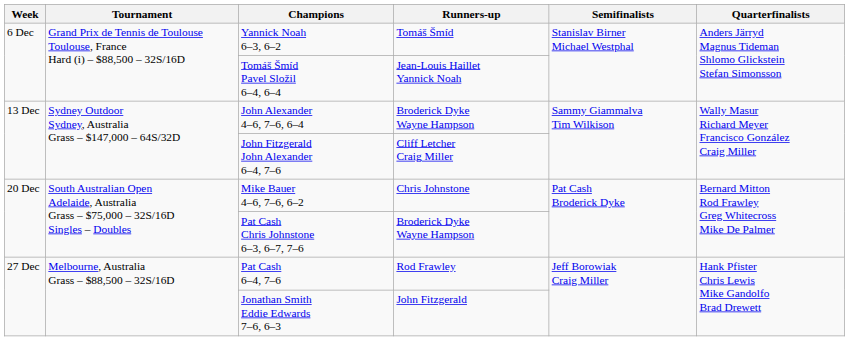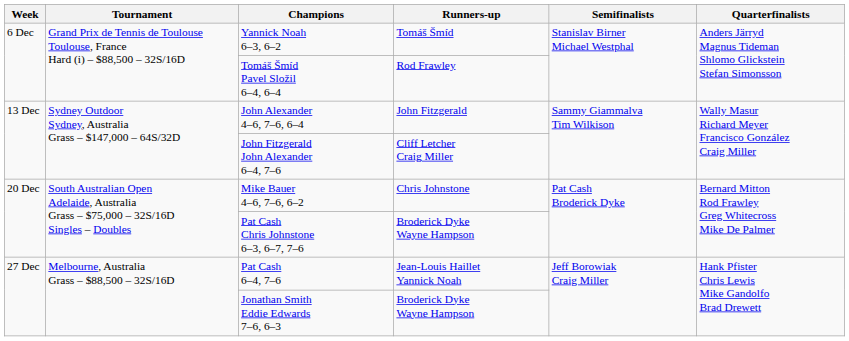(438, 71) Jean-Louis Haillet Yannick Noah -> (426, 65) Rod Frawley
(435, 117) Broderick Dyke Wayne Hampson -> (432, 110) John Fitzgerald
(426, 267) Rod Frawley -> (438, 273) Jean-Louis Haillet Yannick Noah
(432, 299) John Fitzgerald -> (435, 306) Broderick Dyke Wayne Hampson
